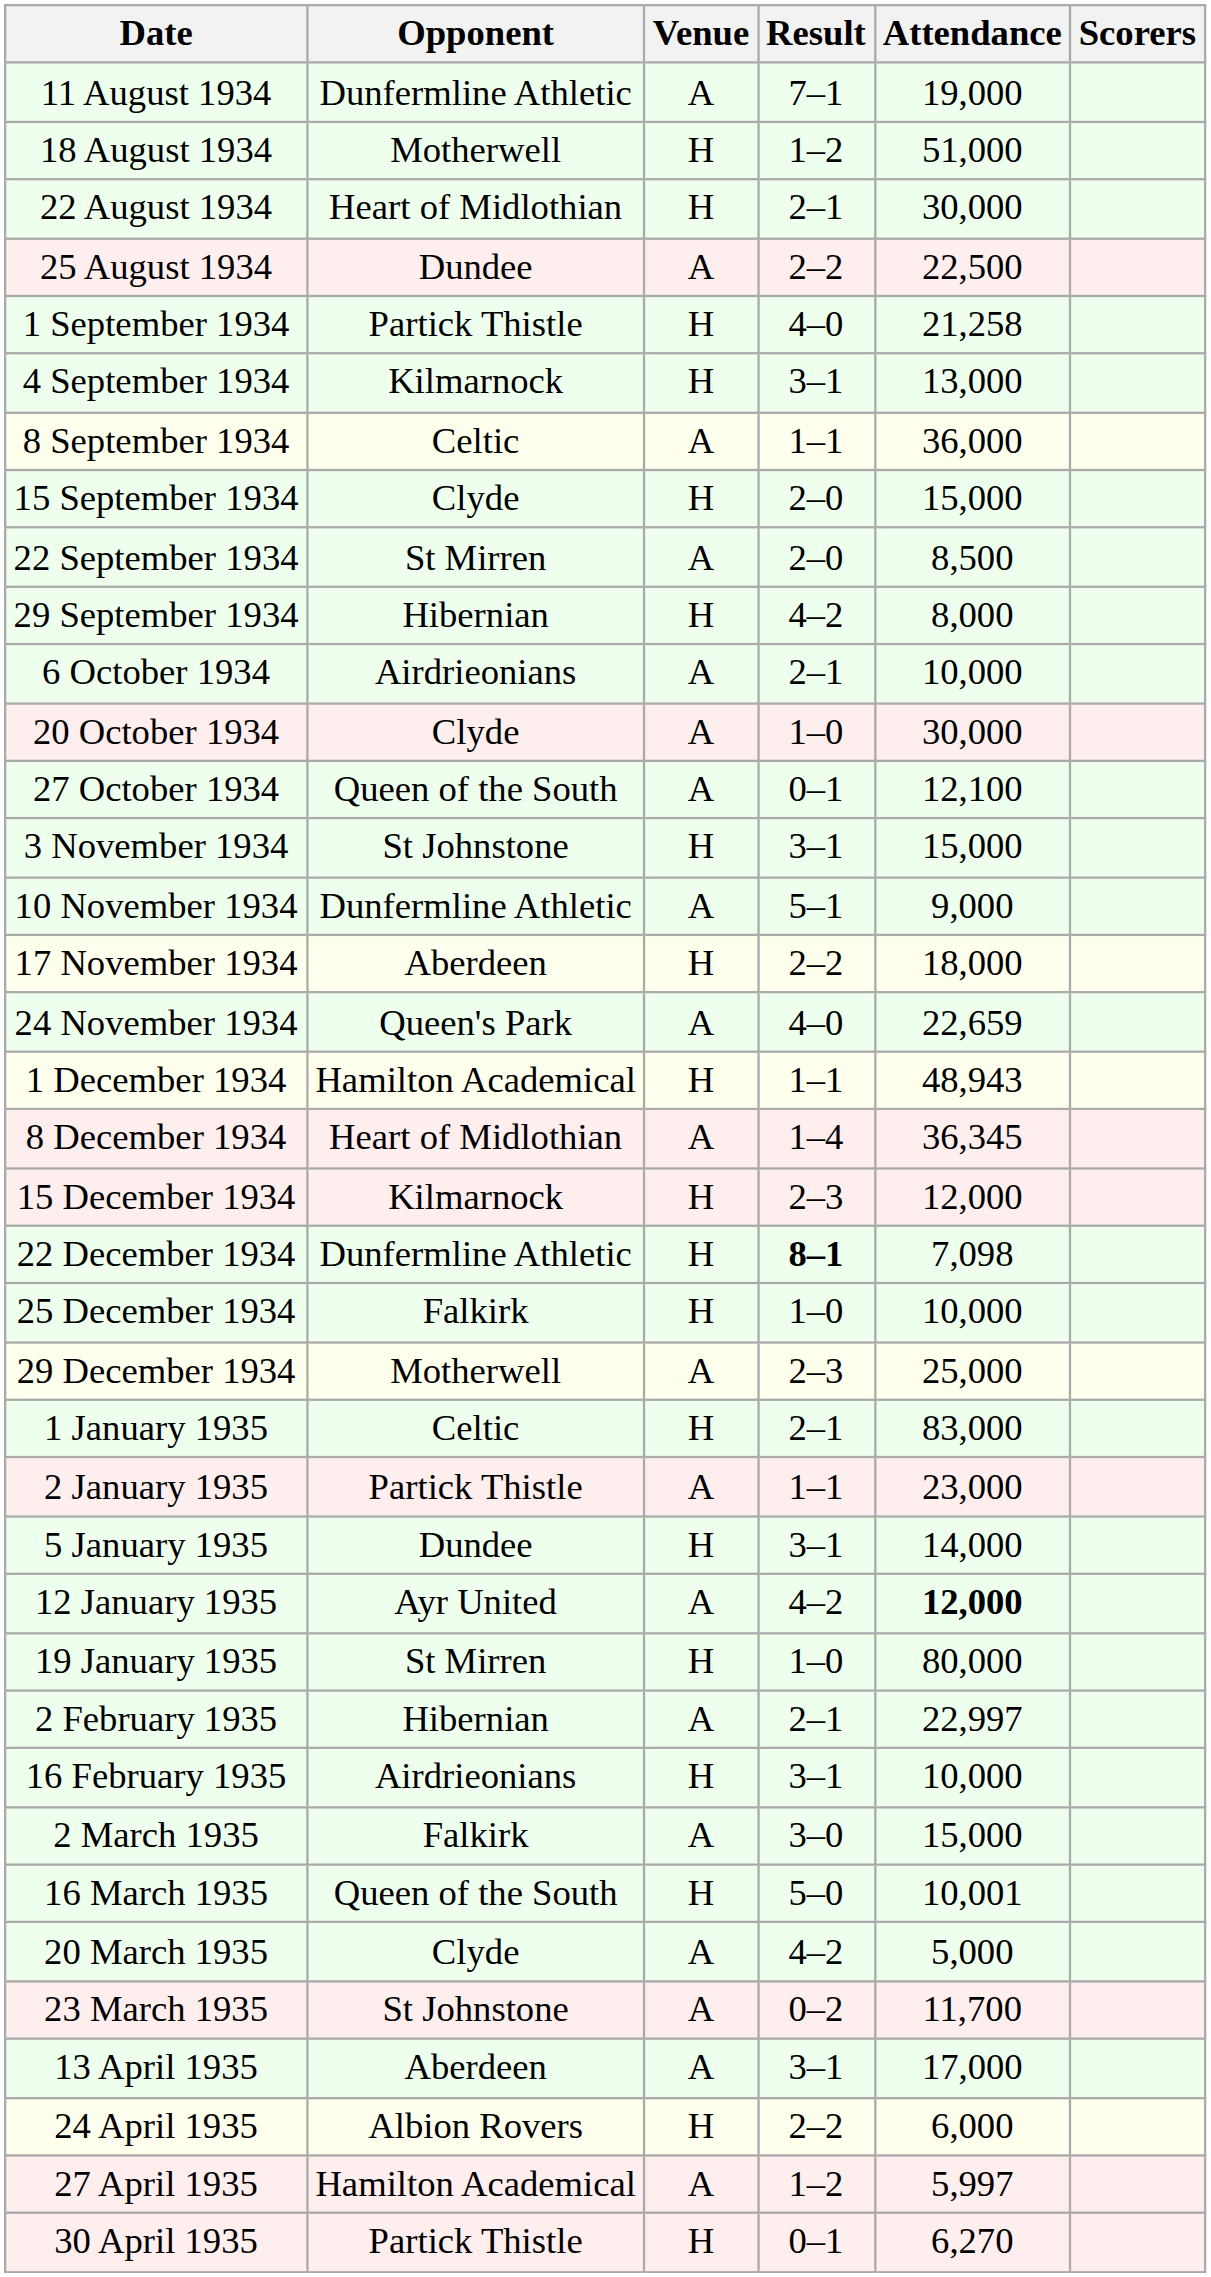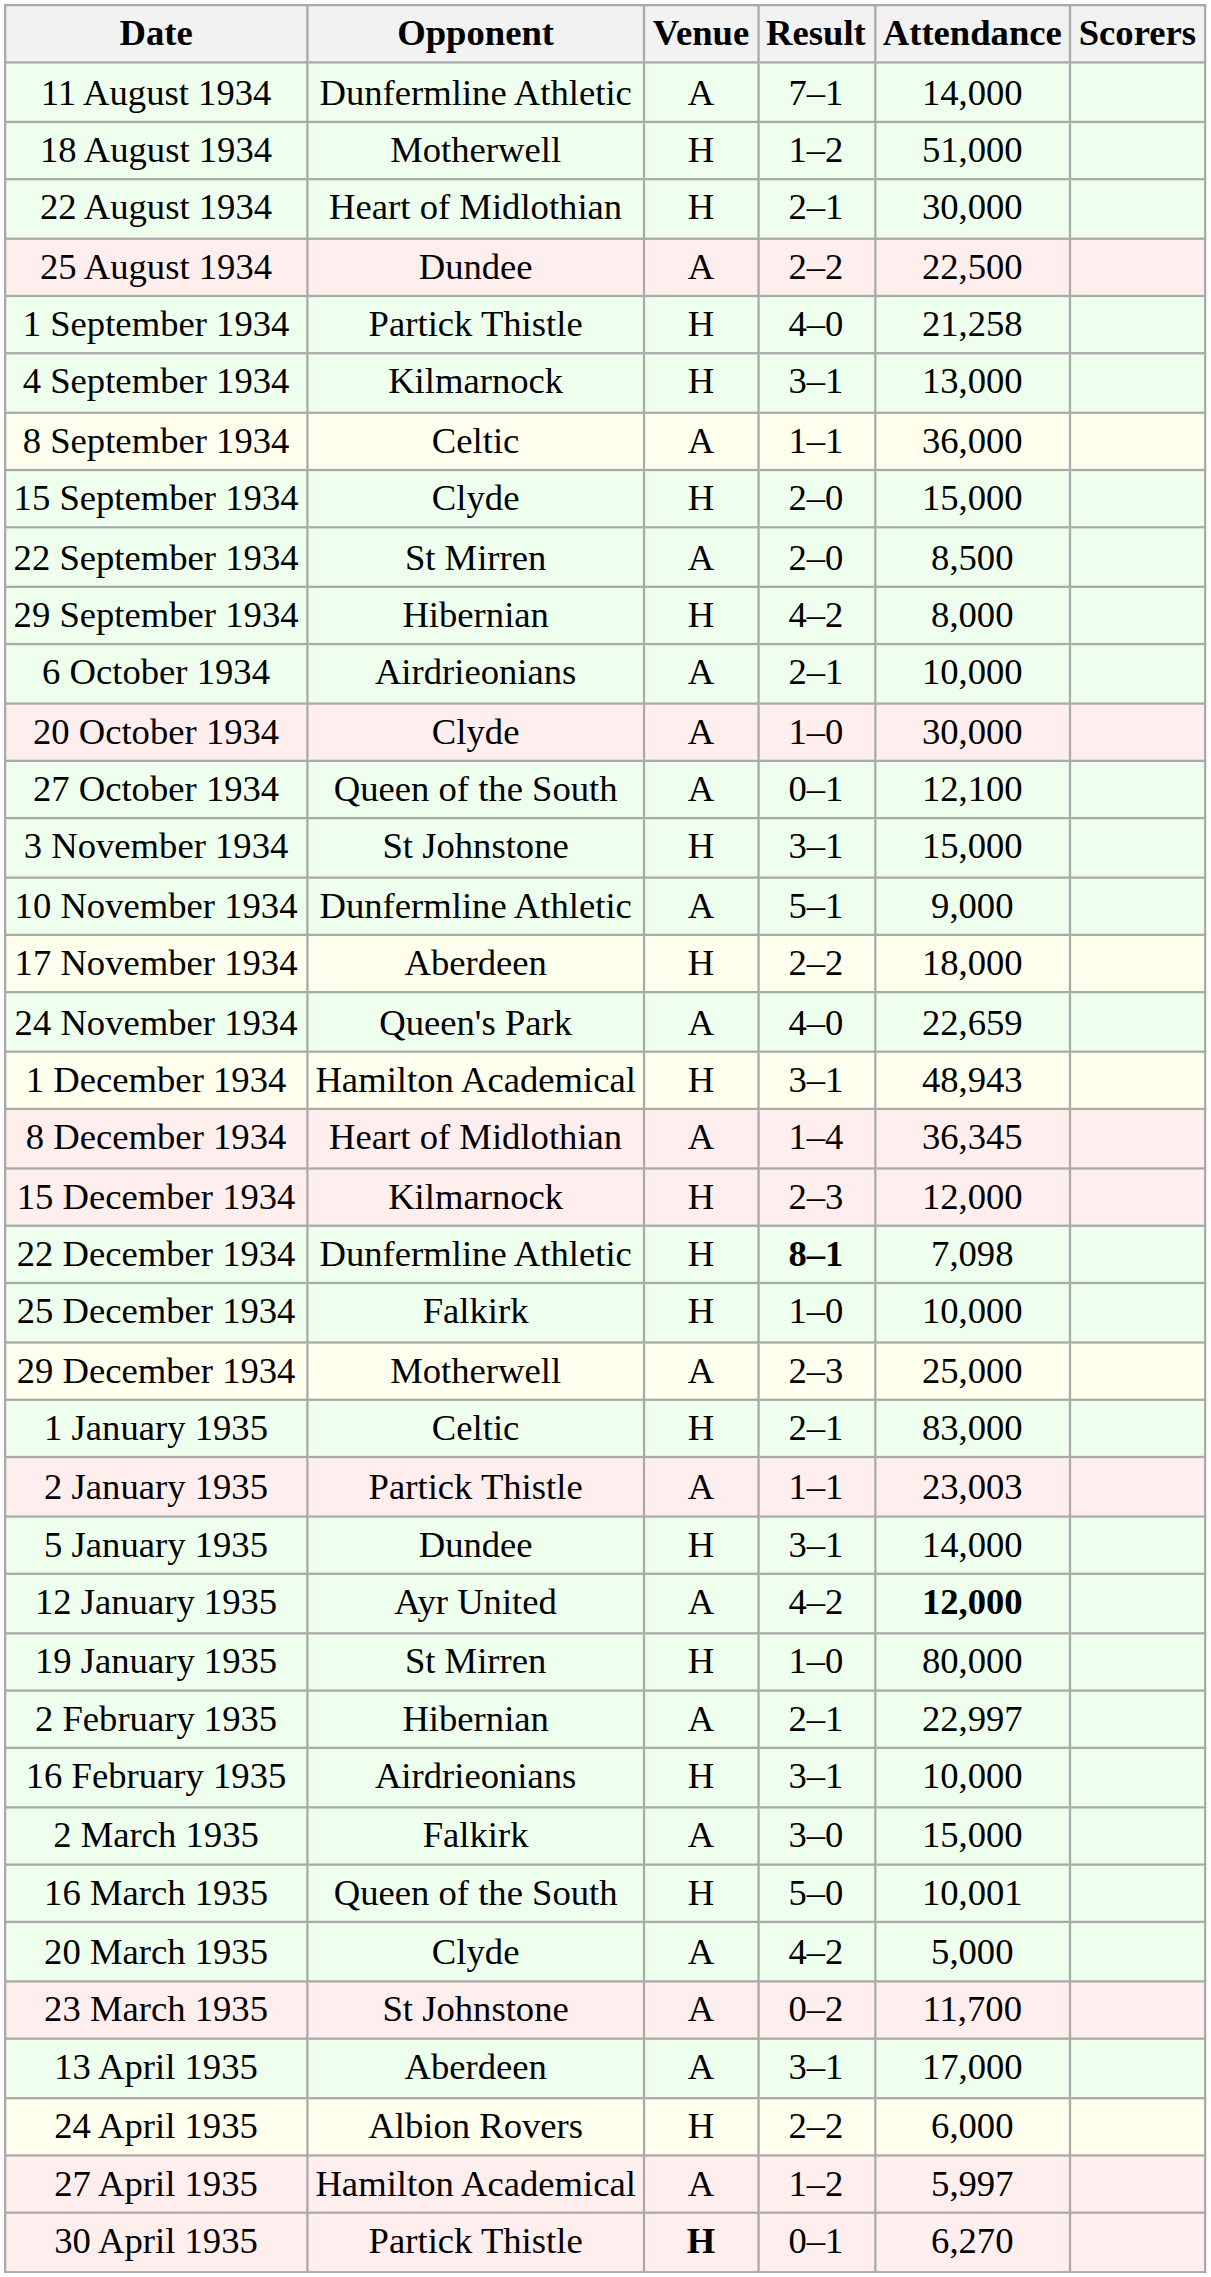(972, 91) 19,000 -> (972, 91) 14,000
(816, 1079) 1–1 -> (816, 1079) 3–1
(972, 1486) 23,000 -> (972, 1486) 23,003
(701, 2241) normal -> (701, 2241) bold
